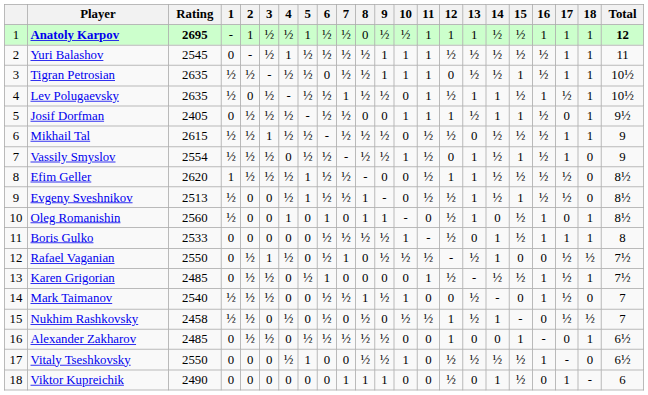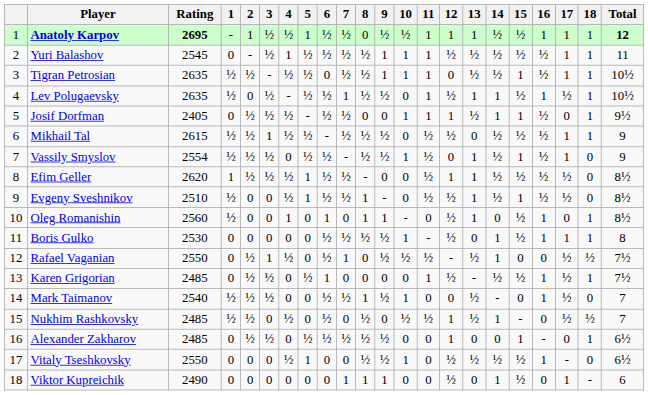(195, 197) 2513 -> (195, 197) 2510
(195, 237) 2533 -> (195, 237) 2530
(195, 319) 2458 -> (195, 319) 2485
